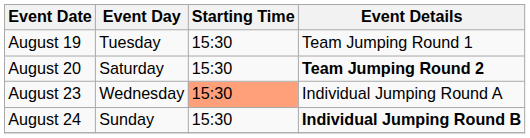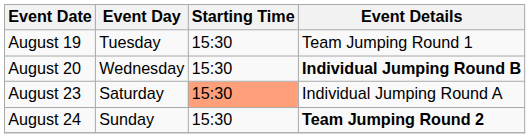(132, 68) Saturday -> (142, 68) Wednesday
(393, 68) Team Jumping Round 2 -> (412, 68) Individual Jumping Round B
(142, 94) Wednesday -> (132, 94) Saturday
(412, 119) Individual Jumping Round B -> (393, 119) Team Jumping Round 2
